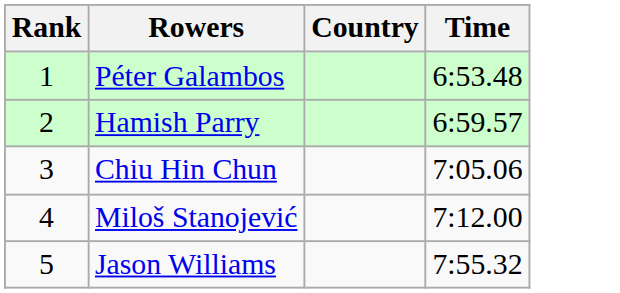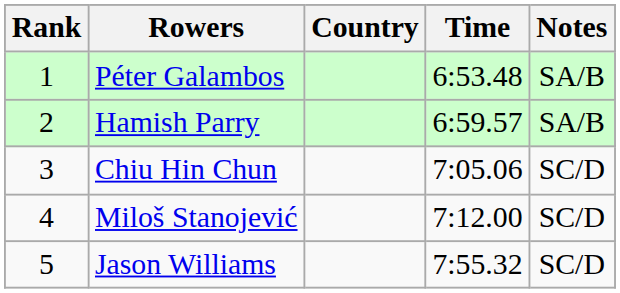+ column: (572, 28)
